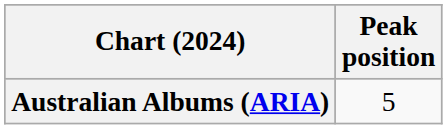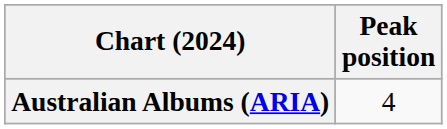(389, 100) 5 -> (389, 100) 4
